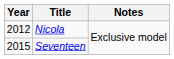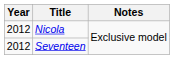(19, 46) 2015 -> (19, 46) 2012
